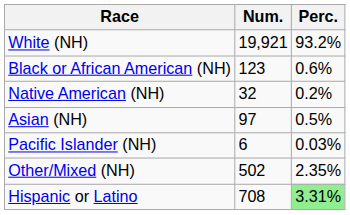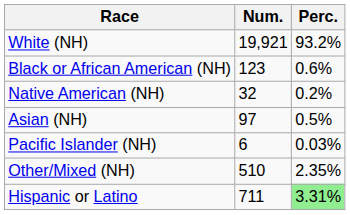(252, 171) 502 -> (252, 171) 510
(252, 196) 708 -> (251, 196) 711
